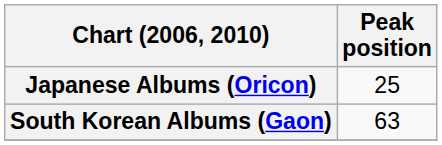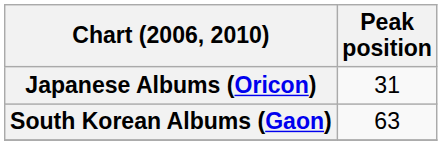(387, 85) 25 -> (387, 85) 31
